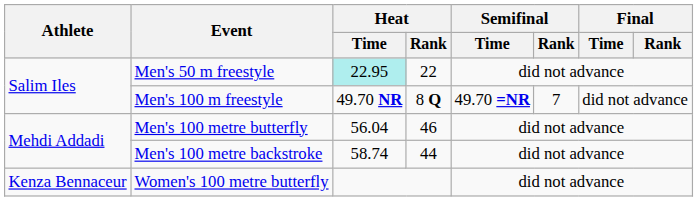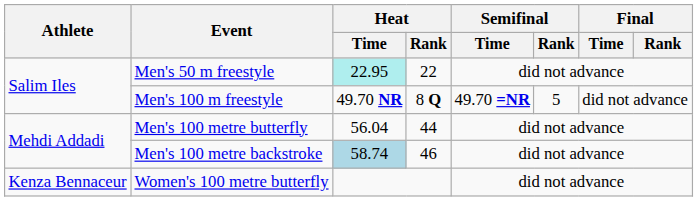(556, 99) 7 -> (556, 99) 5
(428, 127) 46 -> (428, 127) 44
(369, 154) no background -> (369, 154) lightblue background
(428, 154) 44 -> (428, 154) 46
